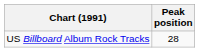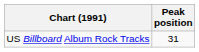(173, 39) 28 -> (173, 39) 31
